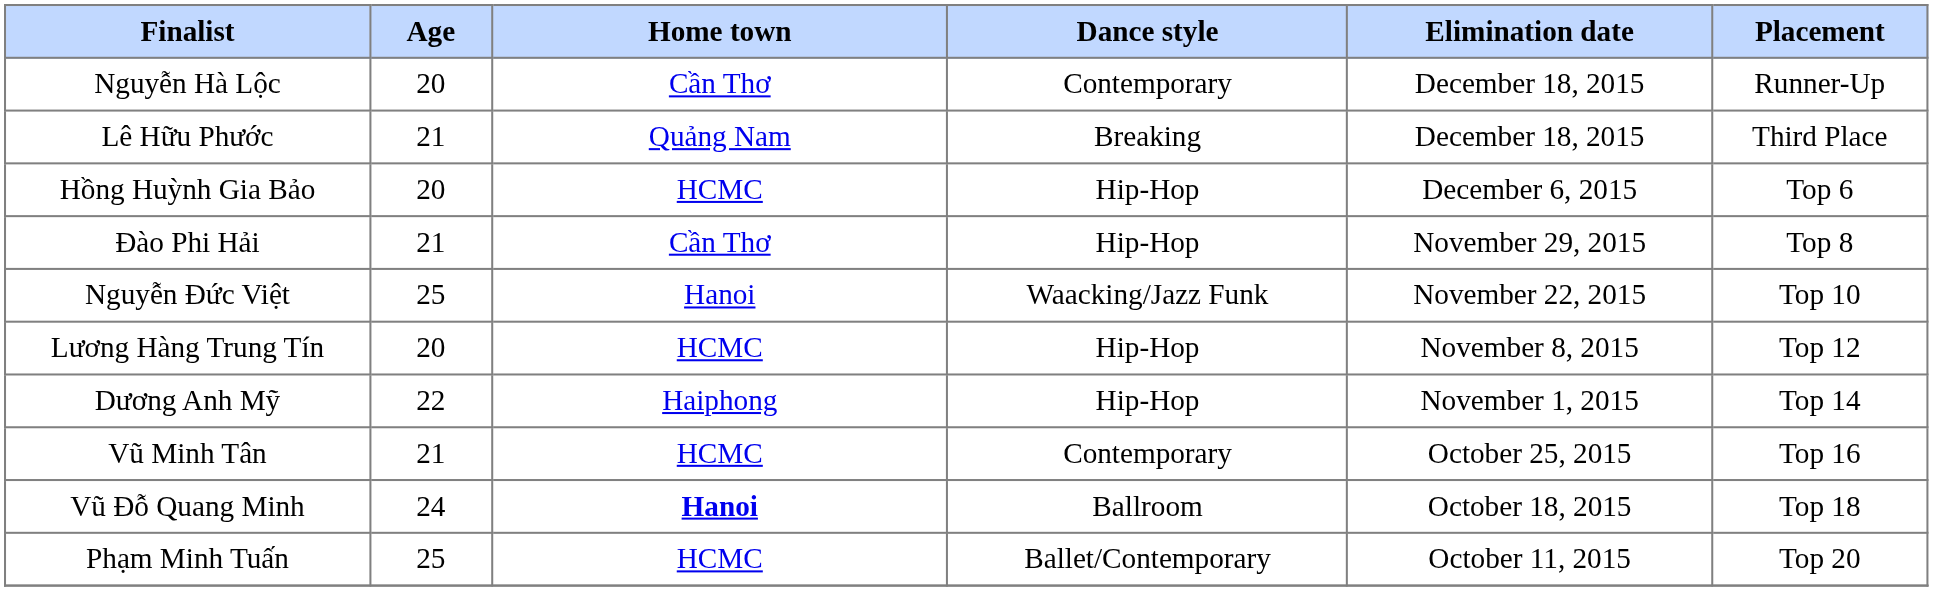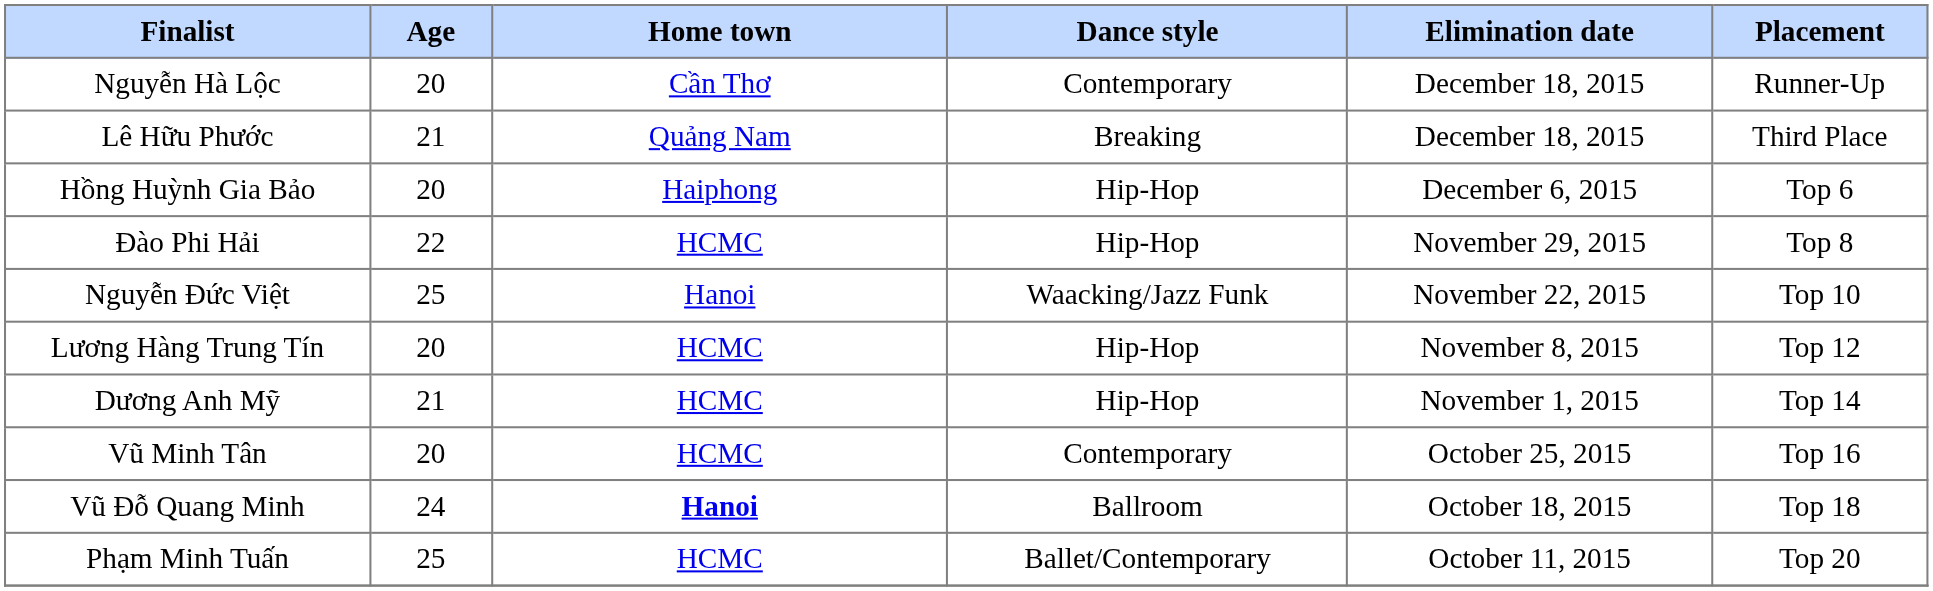(720, 189) HCMC -> (720, 189) Haiphong
(431, 242) 21 -> (431, 242) 22
(720, 242) Cần Thơ -> (720, 242) HCMC
(431, 400) 22 -> (431, 400) 21
(720, 400) Haiphong -> (720, 400) HCMC
(431, 453) 21 -> (431, 453) 20
